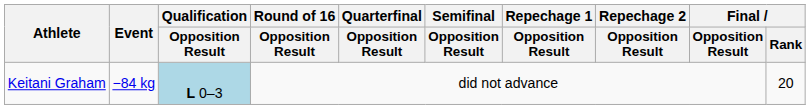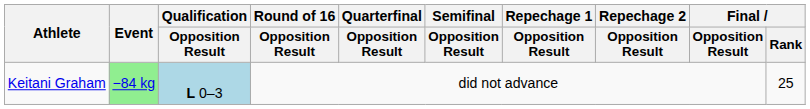(134, 84) no background -> (134, 84) lightgreen background
(786, 84) 20 -> (786, 84) 25
